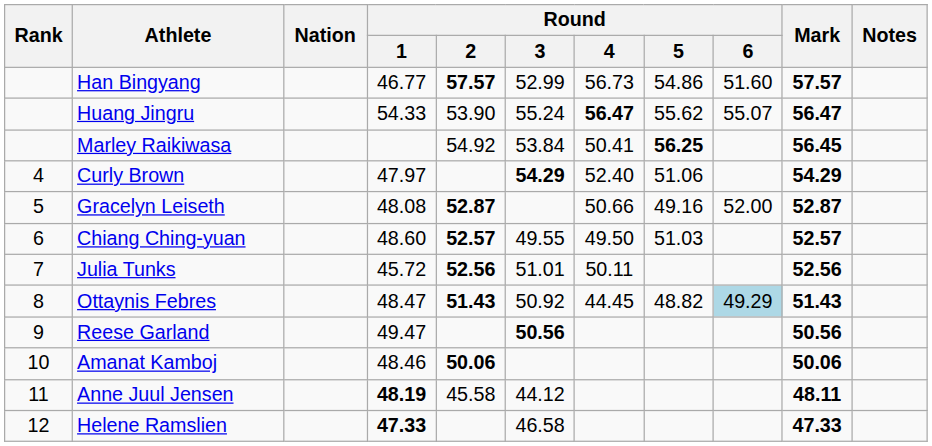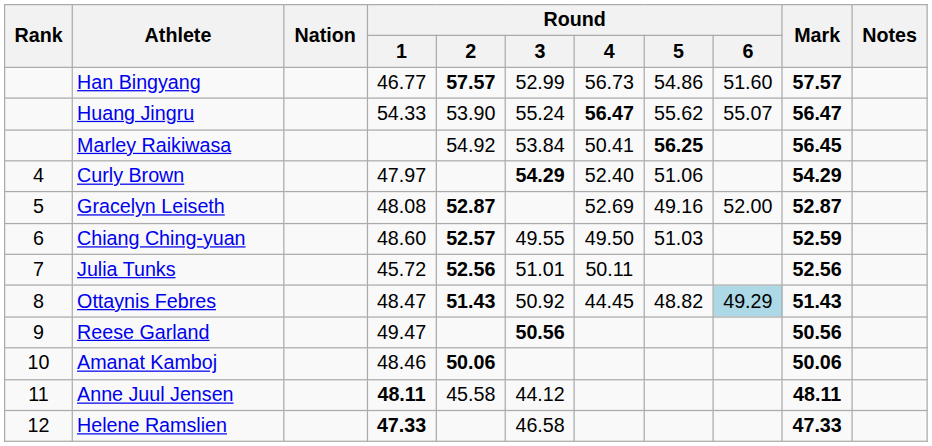(609, 207) 50.66 -> (609, 207) 52.69
(817, 238) 52.57 -> (817, 238) 52.59
(402, 394) 48.19 -> (402, 394) 48.11
